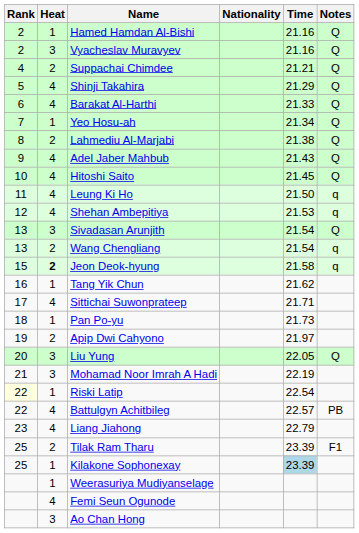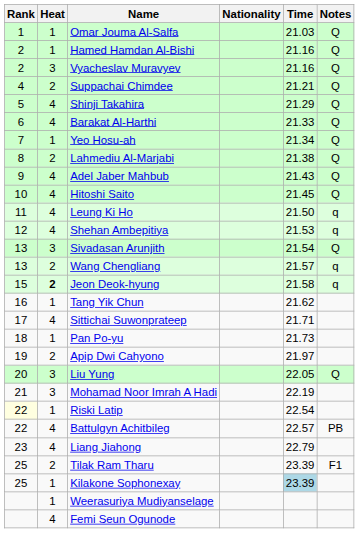+ row: (124, 32)
(300, 248) 21.54 -> (300, 266) 21.57
- row: (108, 519)
